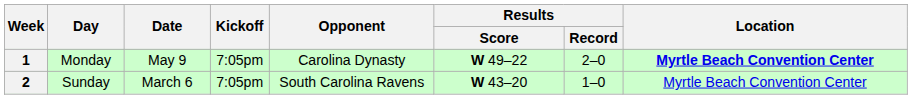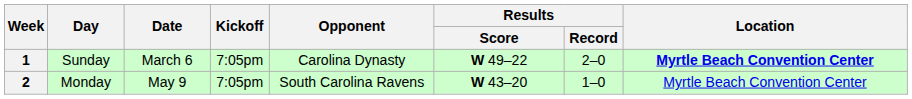(86, 60) Monday -> (86, 60) Sunday
(167, 60) May 9 -> (167, 60) March 6
(86, 82) Sunday -> (86, 82) Monday
(167, 82) March 6 -> (167, 82) May 9
